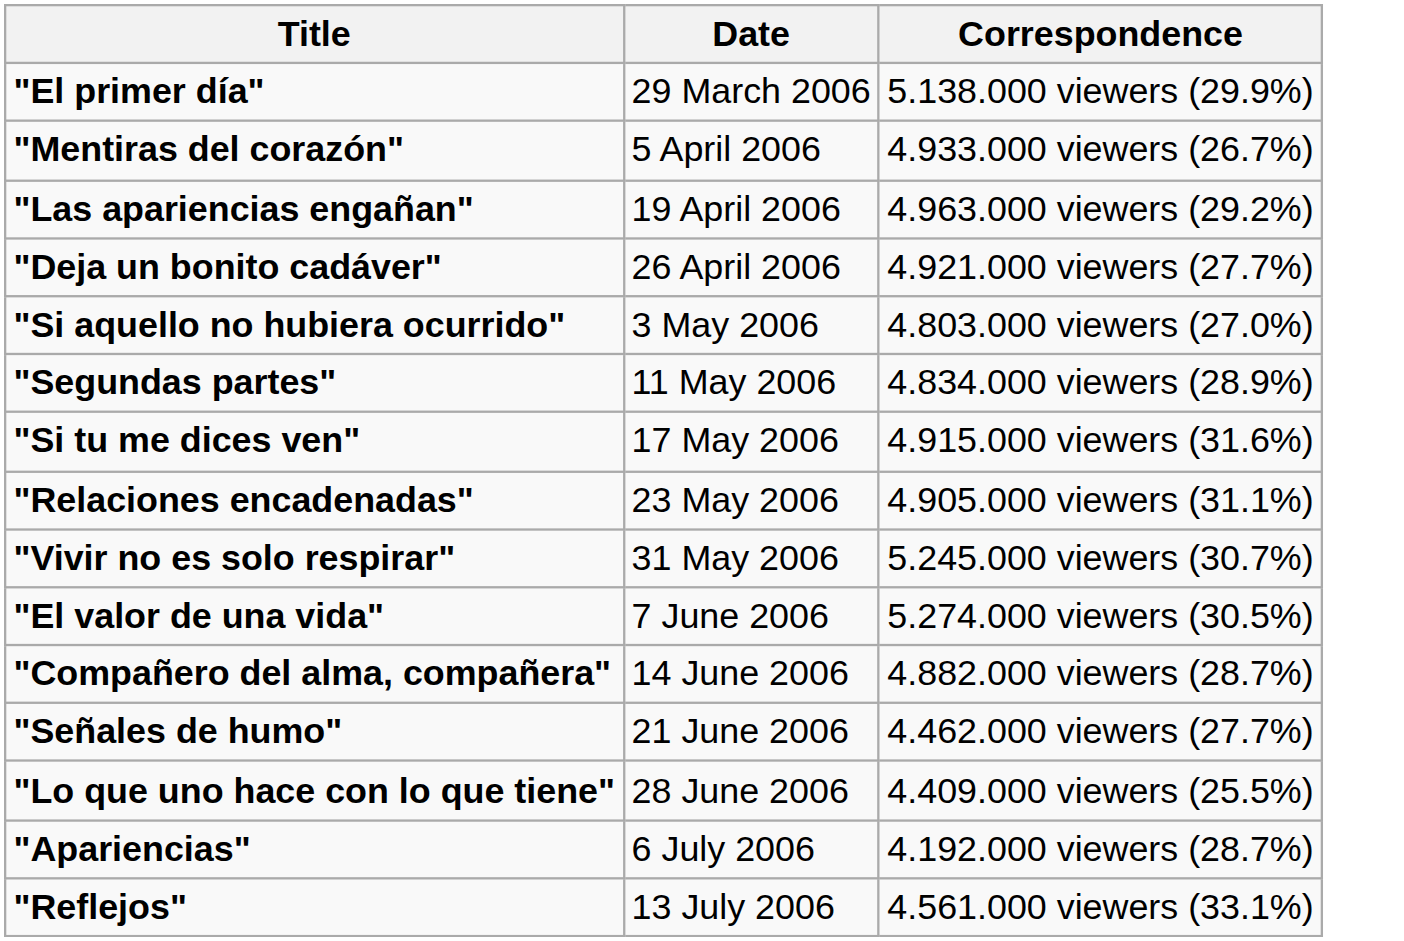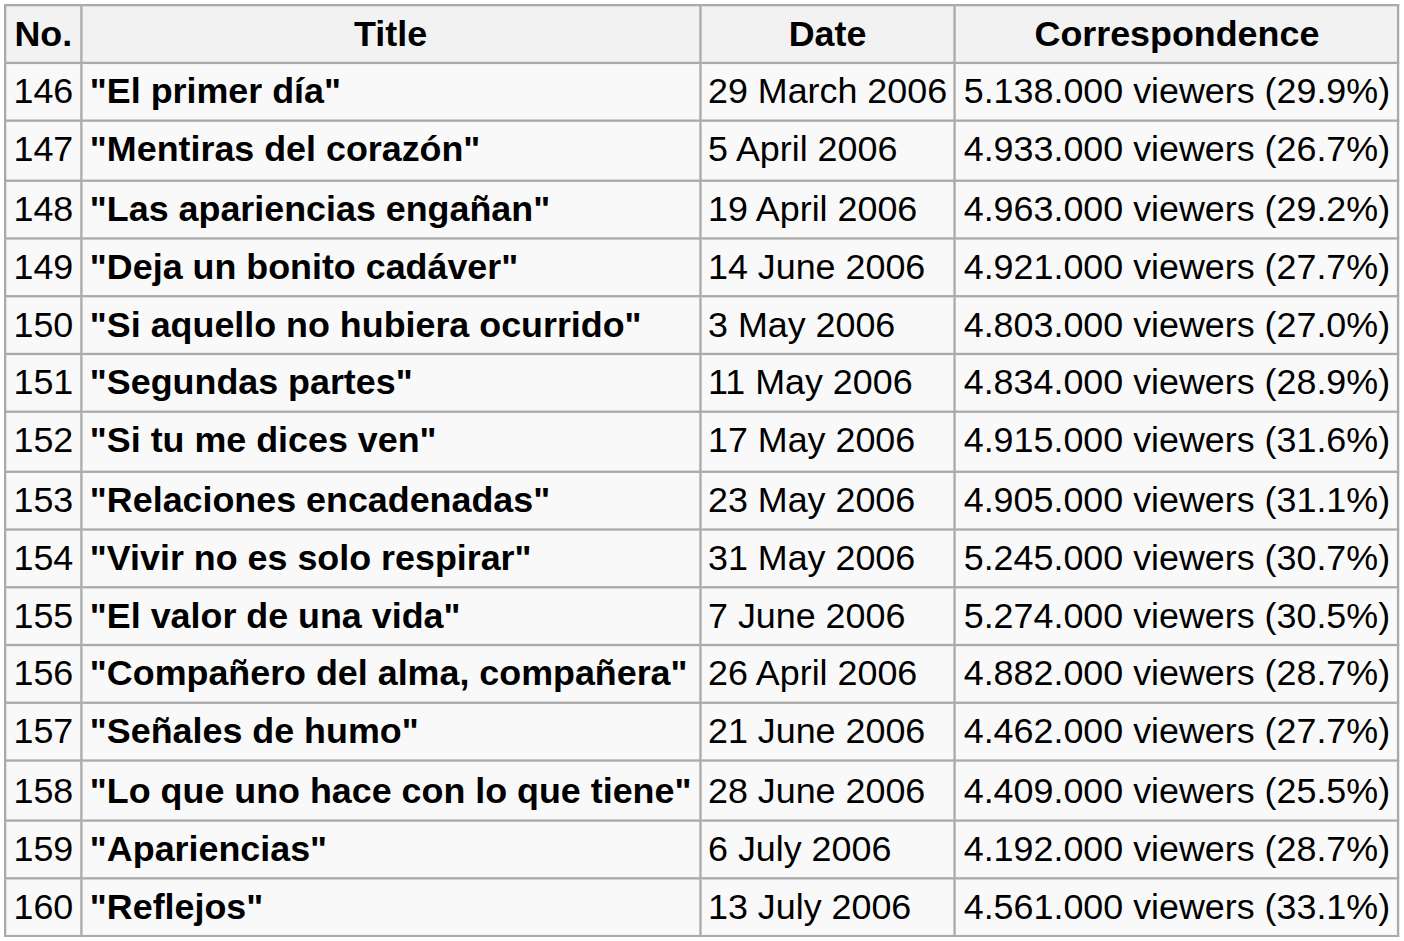+ column: (43, 33)
(736, 265) 26 April 2006 -> (817, 265) 14 June 2006
(740, 673) 14 June 2006 -> (813, 673) 26 April 2006
